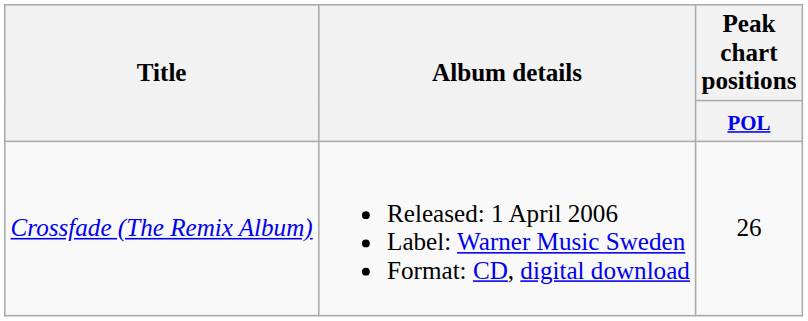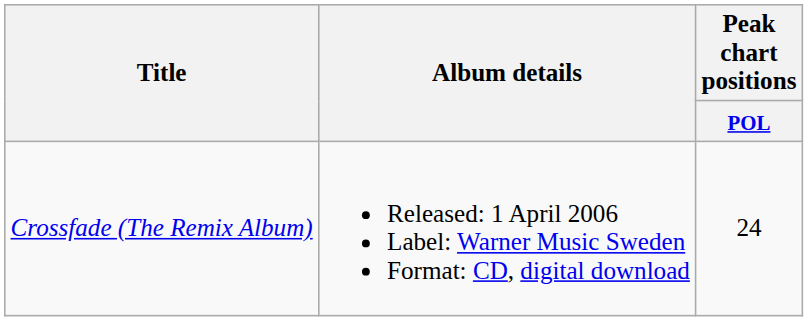(749, 228) 26 -> (749, 228) 24
